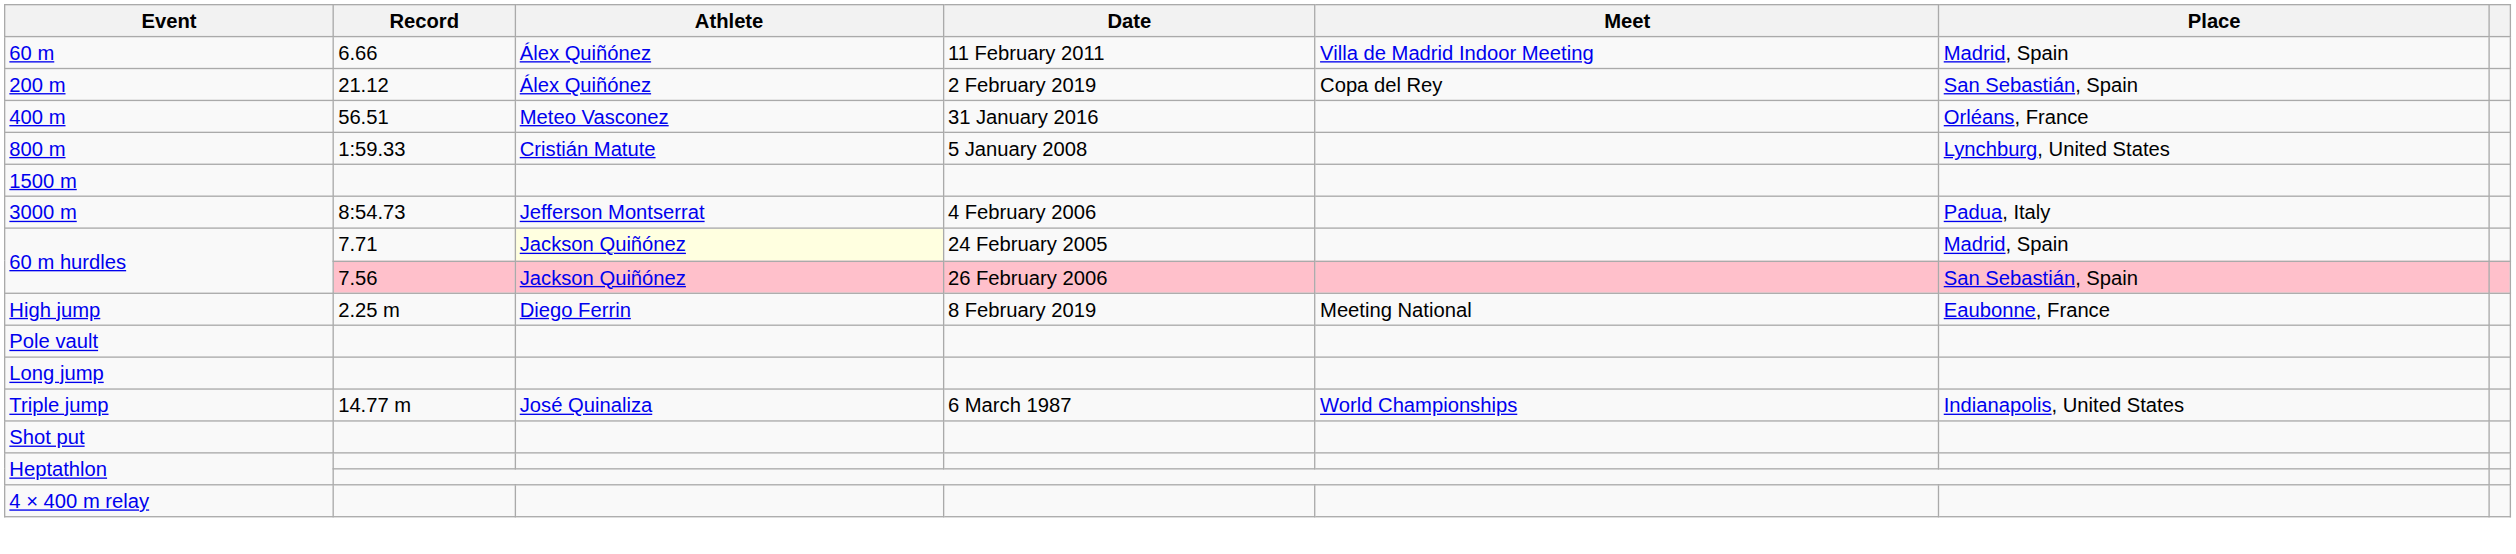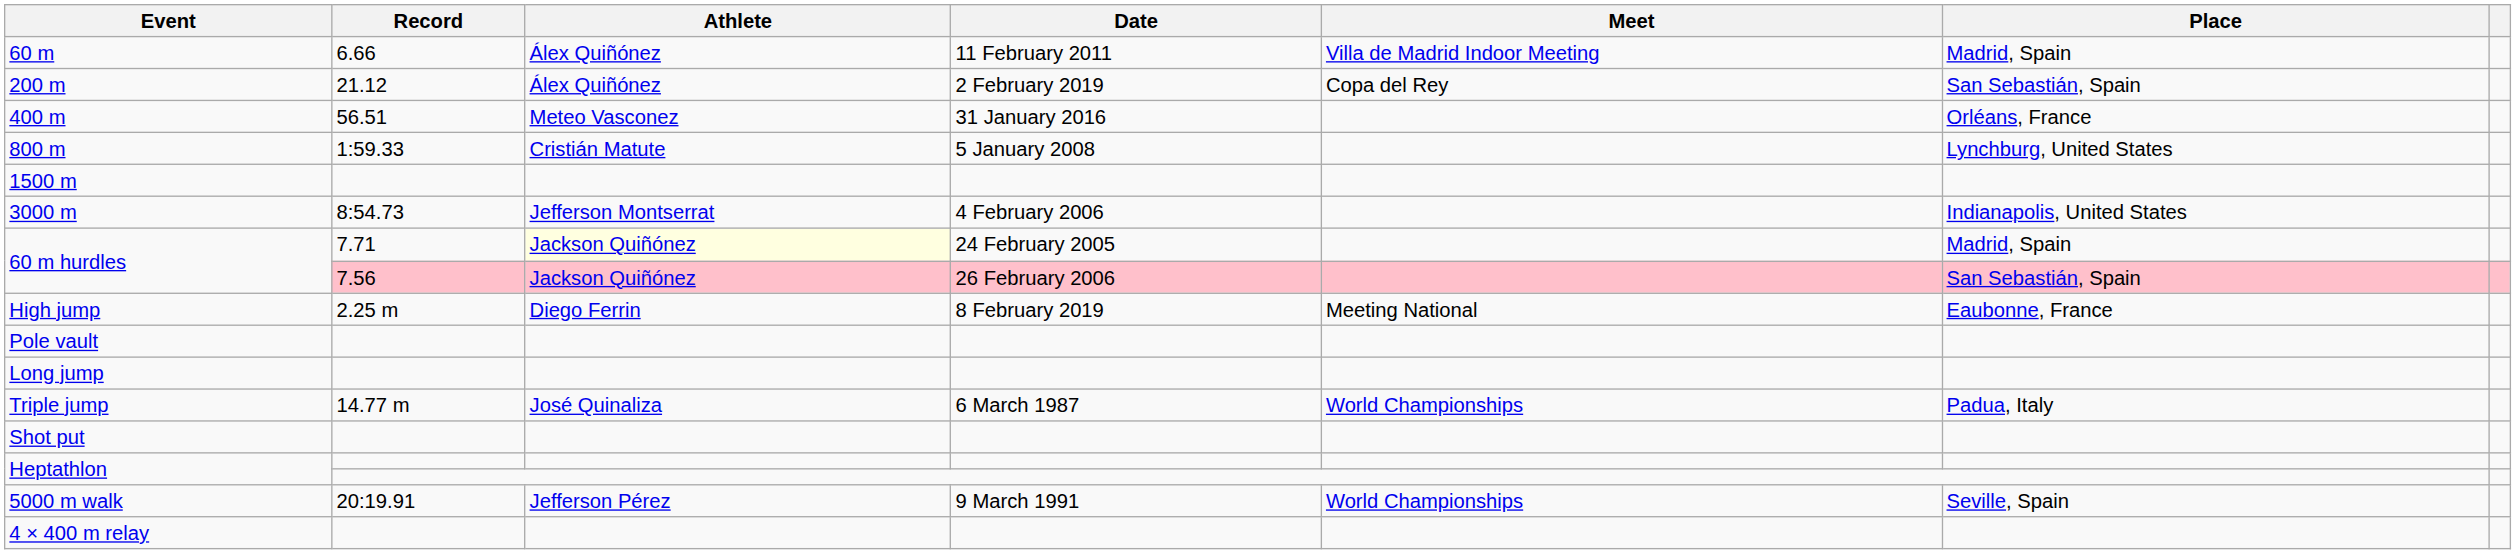(1997, 213) Padua, Italy -> (2067, 213) Indianapolis, United States
(2064, 405) Indianapolis, United States -> (2000, 405) Padua, Italy
+ row: (66, 501)
